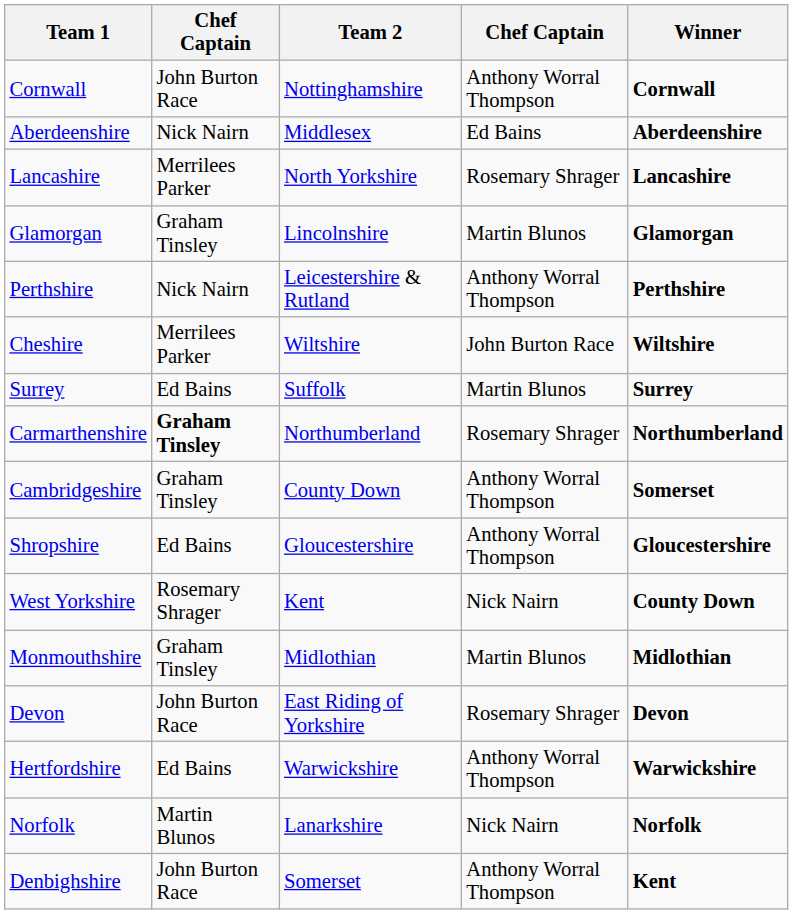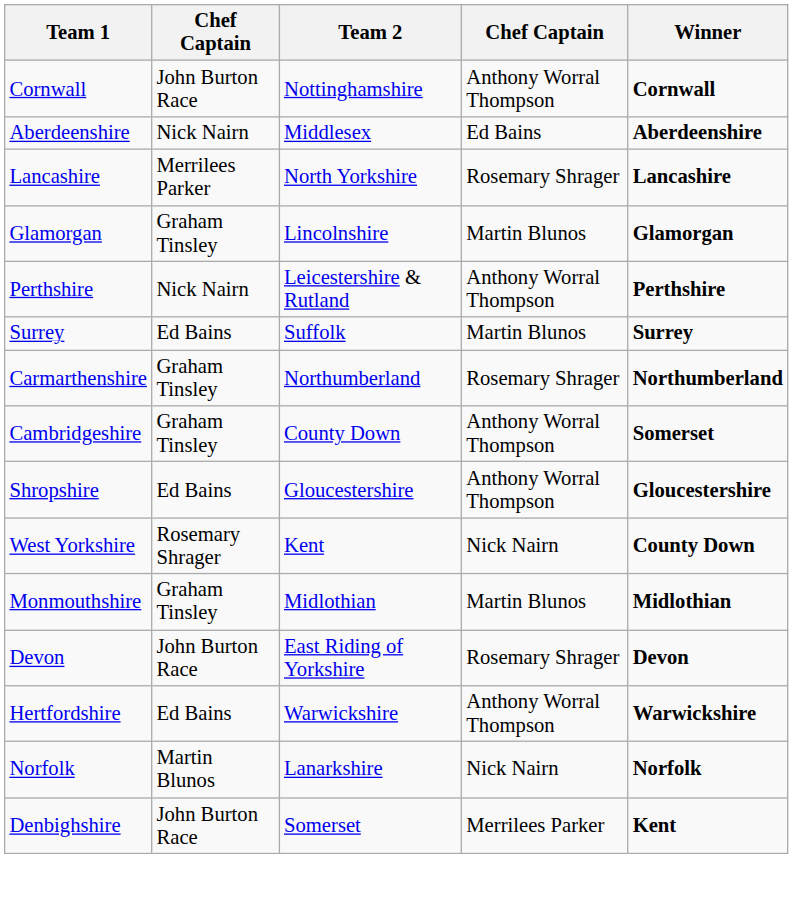- row: (46, 344)
(194, 433) bold -> (190, 377) normal
(533, 881) Anthony Worral Thompson -> (535, 825) Merrilees Parker
